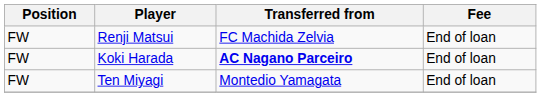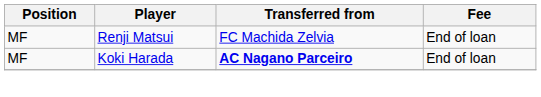(18, 37) FW -> (18, 37) MF
(18, 59) FW -> (18, 59) MF
- row: (130, 80)
